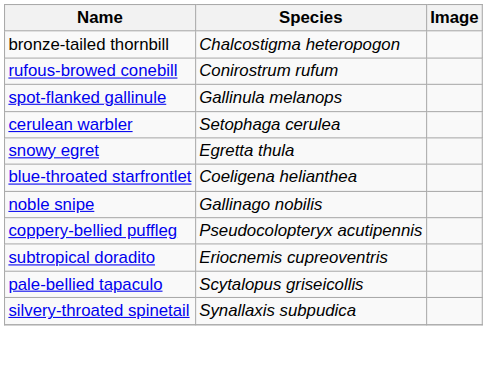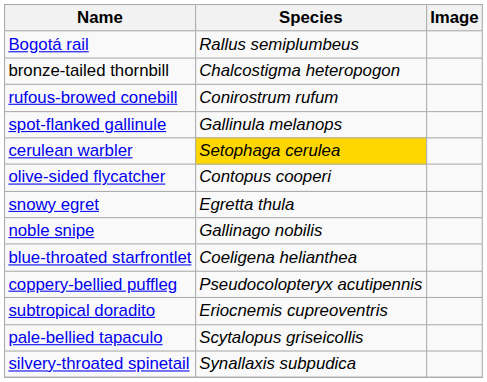+ row: (49, 44)
(270, 124) no background -> (270, 151) gold background
+ row: (87, 177)
rows swapped: (51, 204) <-> (100, 177)
